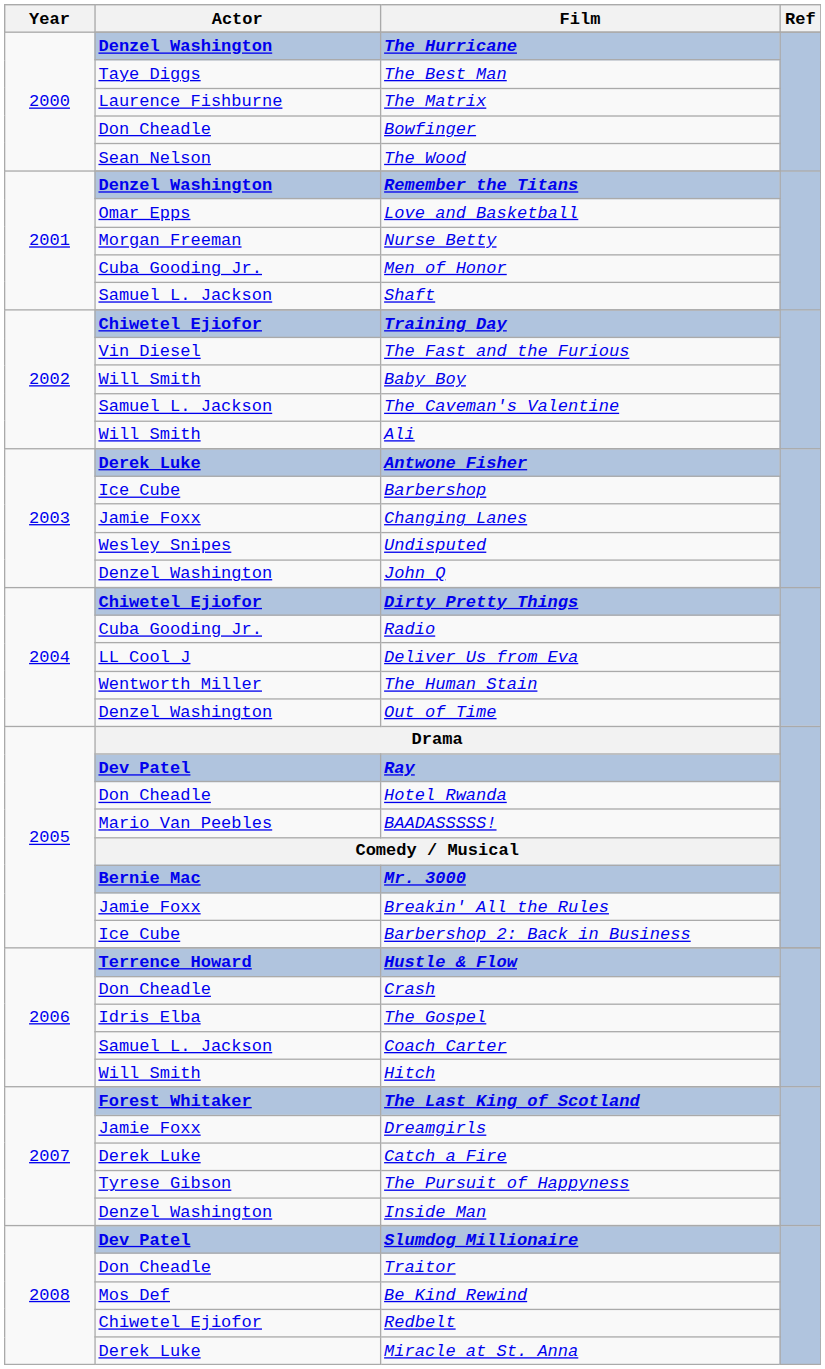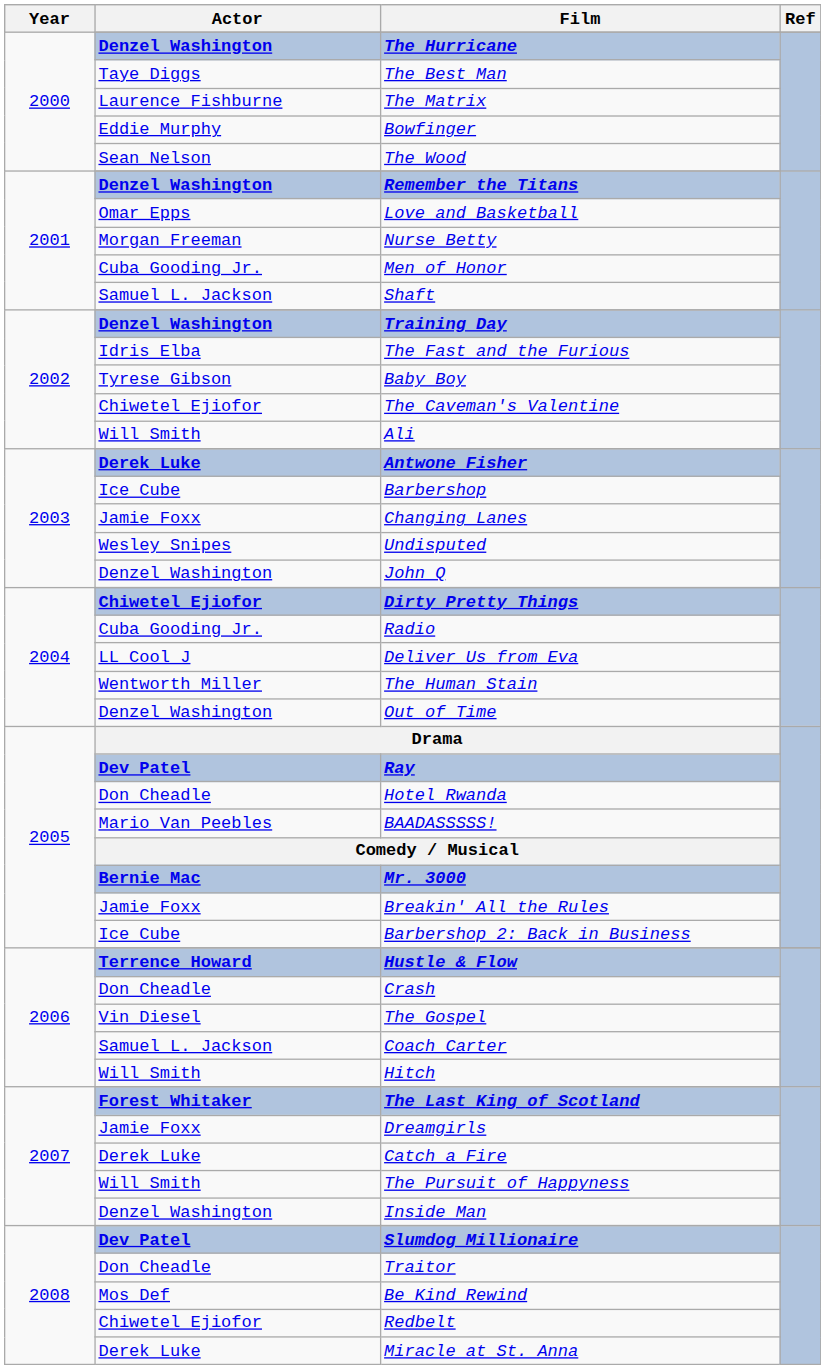(155, 130) Don Cheadle -> (160, 130) Eddie Murphy
(180, 324) Chiwetel Ejiofor -> (185, 324) Denzel Washington
(150, 352) Vin Diesel -> (150, 352) Idris Elba
(150, 379) Will Smith -> (165, 379) Tyrese Gibson
(185, 407) Samuel L. Jackson -> (180, 407) Chiwetel Ejiofor
(150, 1018) Idris Elba -> (150, 1018) Vin Diesel
(165, 1184) Tyrese Gibson -> (150, 1184) Will Smith
